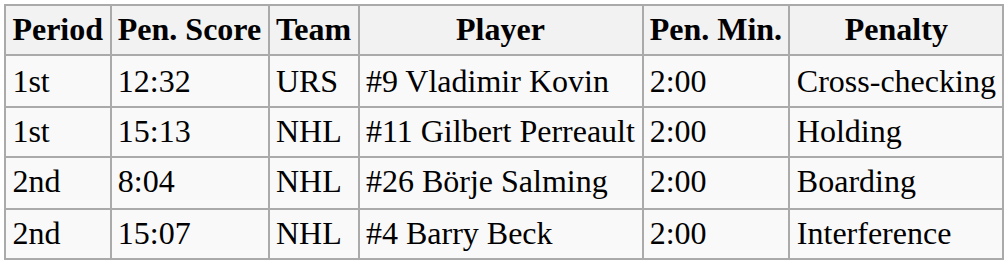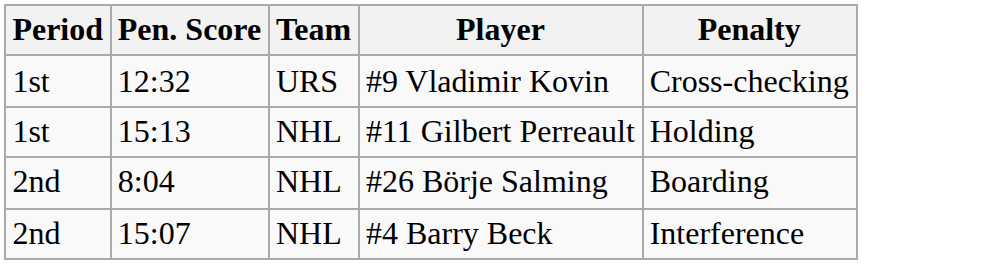- column: (716, 29)
